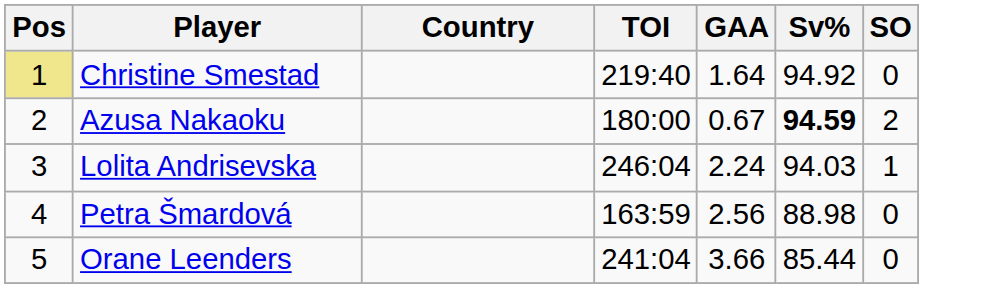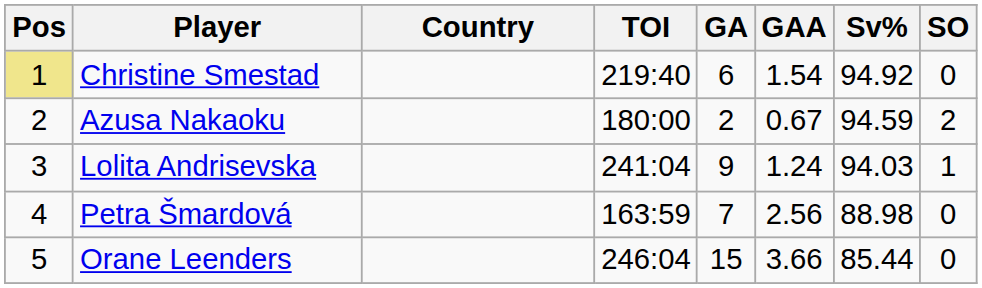+ column: (726, 27)
(737, 74) 1.64 -> (794, 74) 1.54
(819, 120) bold -> (877, 120) normal
(646, 167) 246:04 -> (646, 167) 241:04
(737, 167) 2.24 -> (794, 167) 1.24
(646, 259) 241:04 -> (646, 259) 246:04
